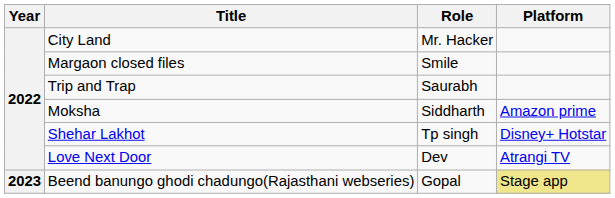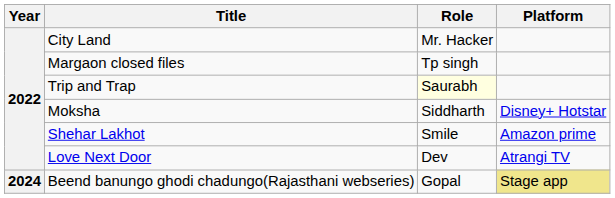(440, 63) Smile -> (450, 63) Tp singh
(449, 87) no background -> (449, 87) lightyellow background
(548, 110) Amazon prime -> (553, 110) Disney+ Hotstar
(450, 134) Tp singh -> (440, 134) Smile
(553, 134) Disney+ Hotstar -> (548, 134) Amazon prime
(24, 181) 2023 -> (24, 181) 2024
